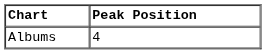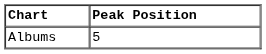(96, 37) 4 -> (96, 37) 5
